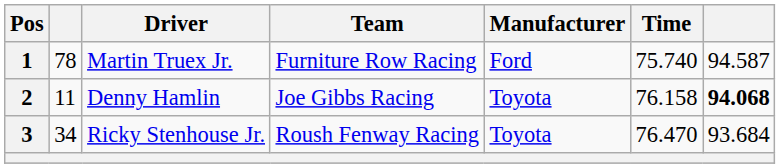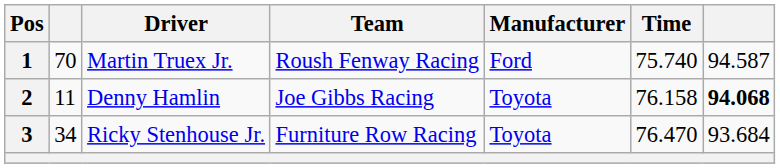(65, 60) 78 -> (65, 60) 70
(376, 60) Furniture Row Racing -> (377, 60) Roush Fenway Racing
(377, 134) Roush Fenway Racing -> (376, 134) Furniture Row Racing
